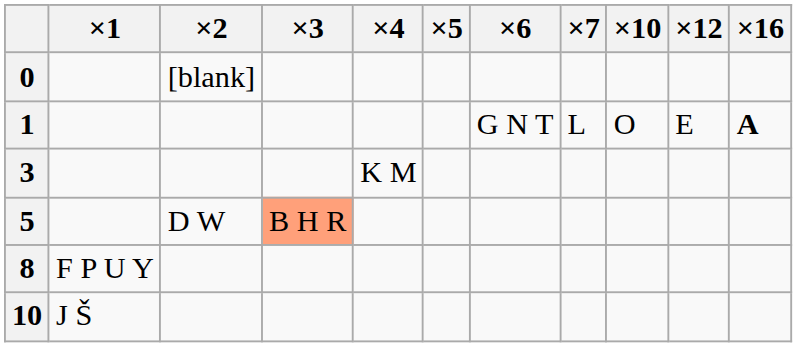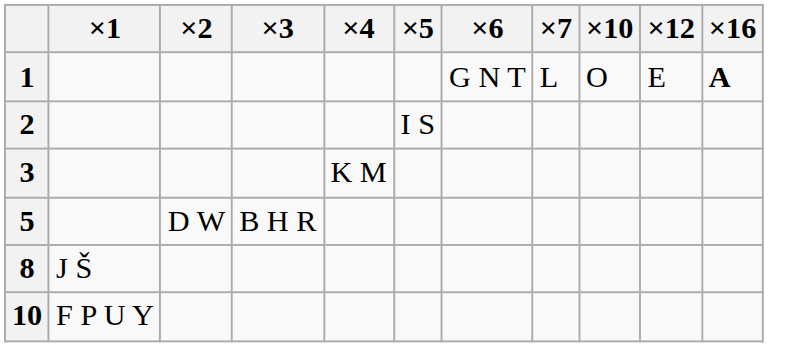- row: (27, 76)
+ row: (27, 124)
(308, 220) lightsalmon background -> (278, 220) no background
(105, 268) F P U Y -> (74, 268) J Š
(74, 316) J Š -> (105, 316) F P U Y
